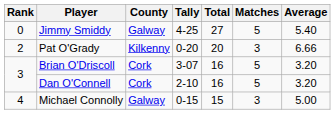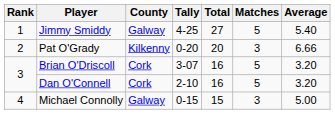(20, 30) 0 -> (20, 30) 1
